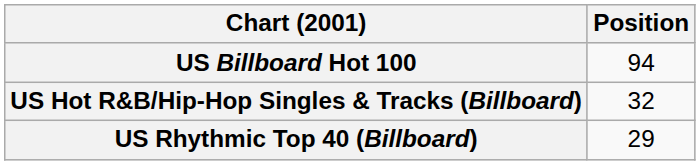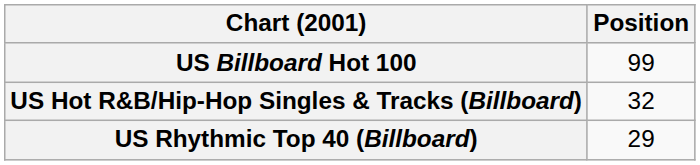(641, 62) 94 -> (641, 62) 99
